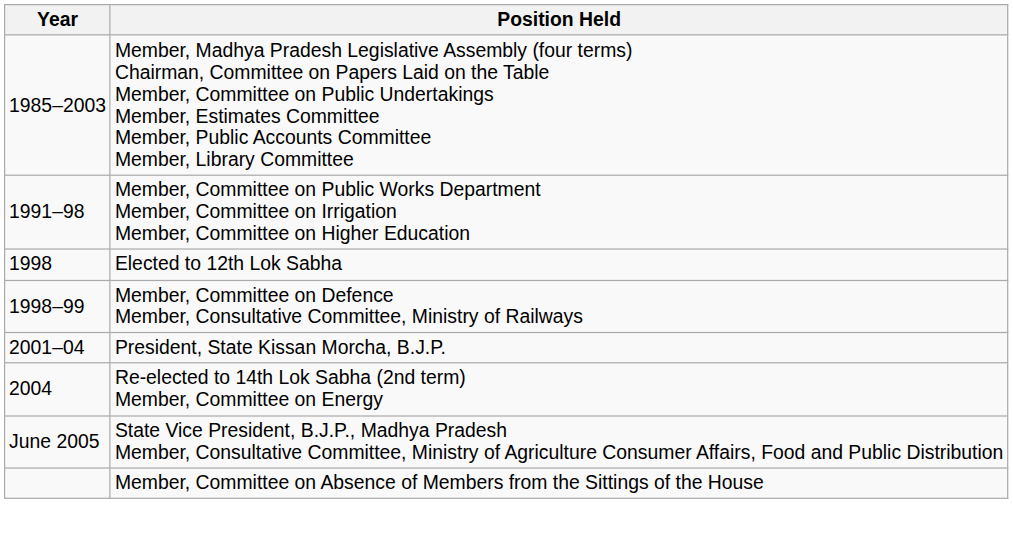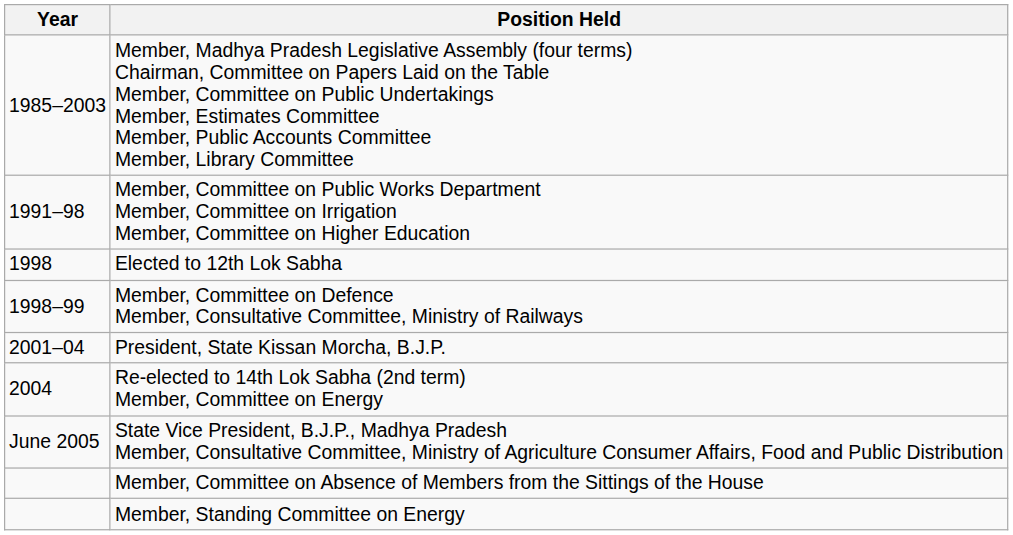+ row: (290, 513)
